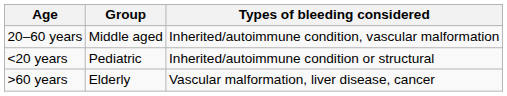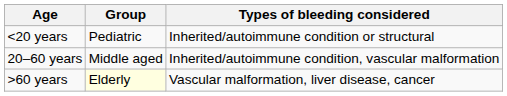rows swapped: (38, 58) <-> (45, 36)
(109, 79) no background -> (109, 79) lightyellow background
